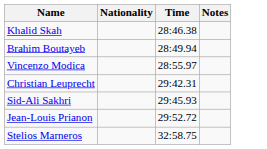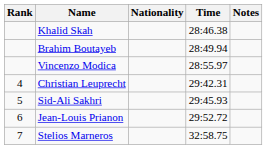+ column: (20, 13)
